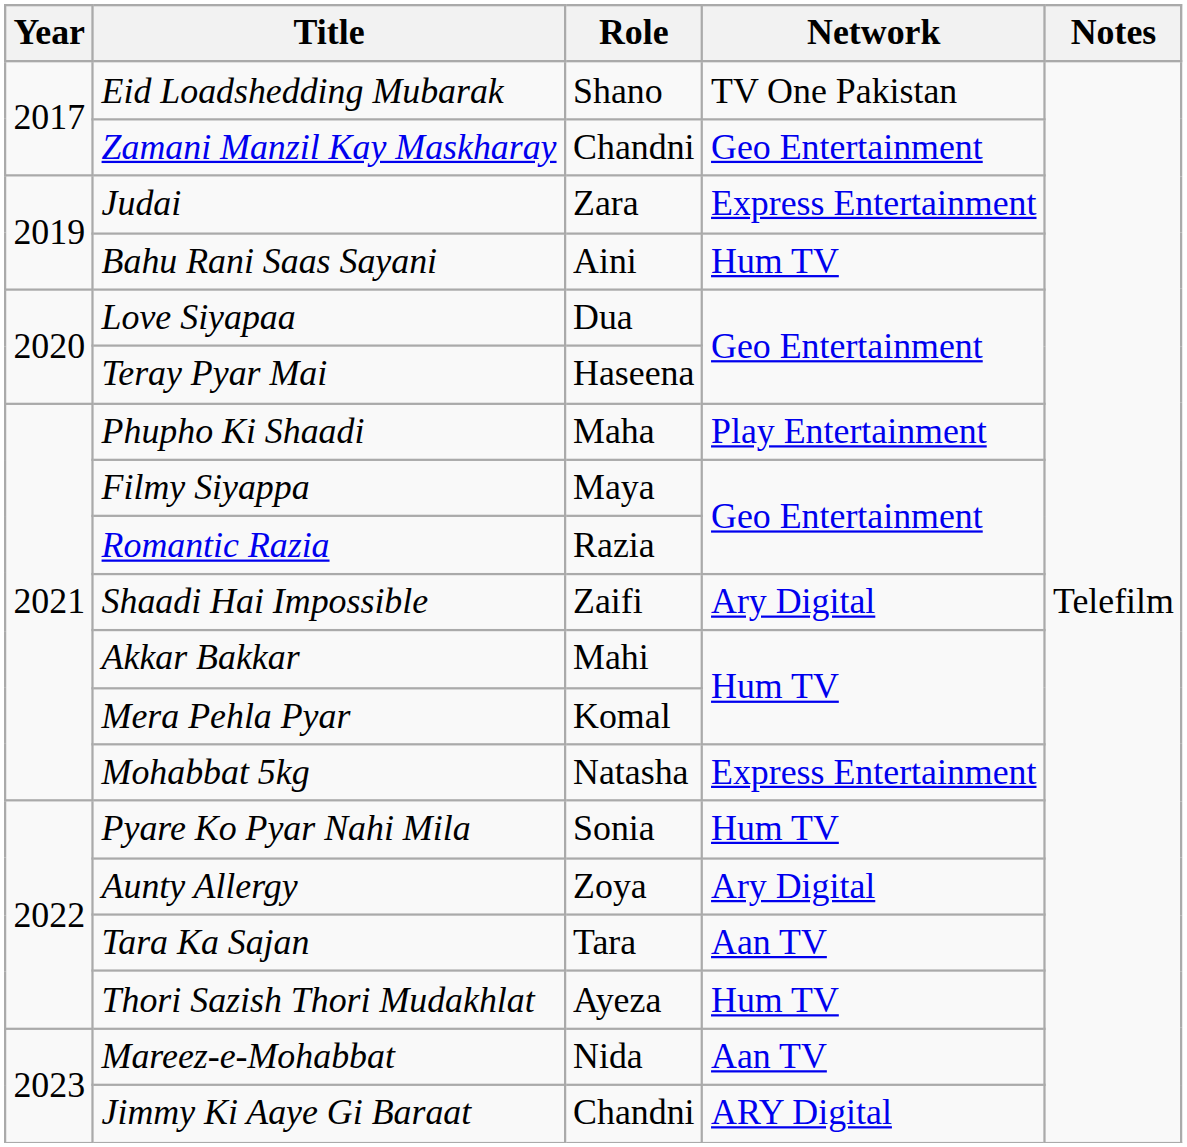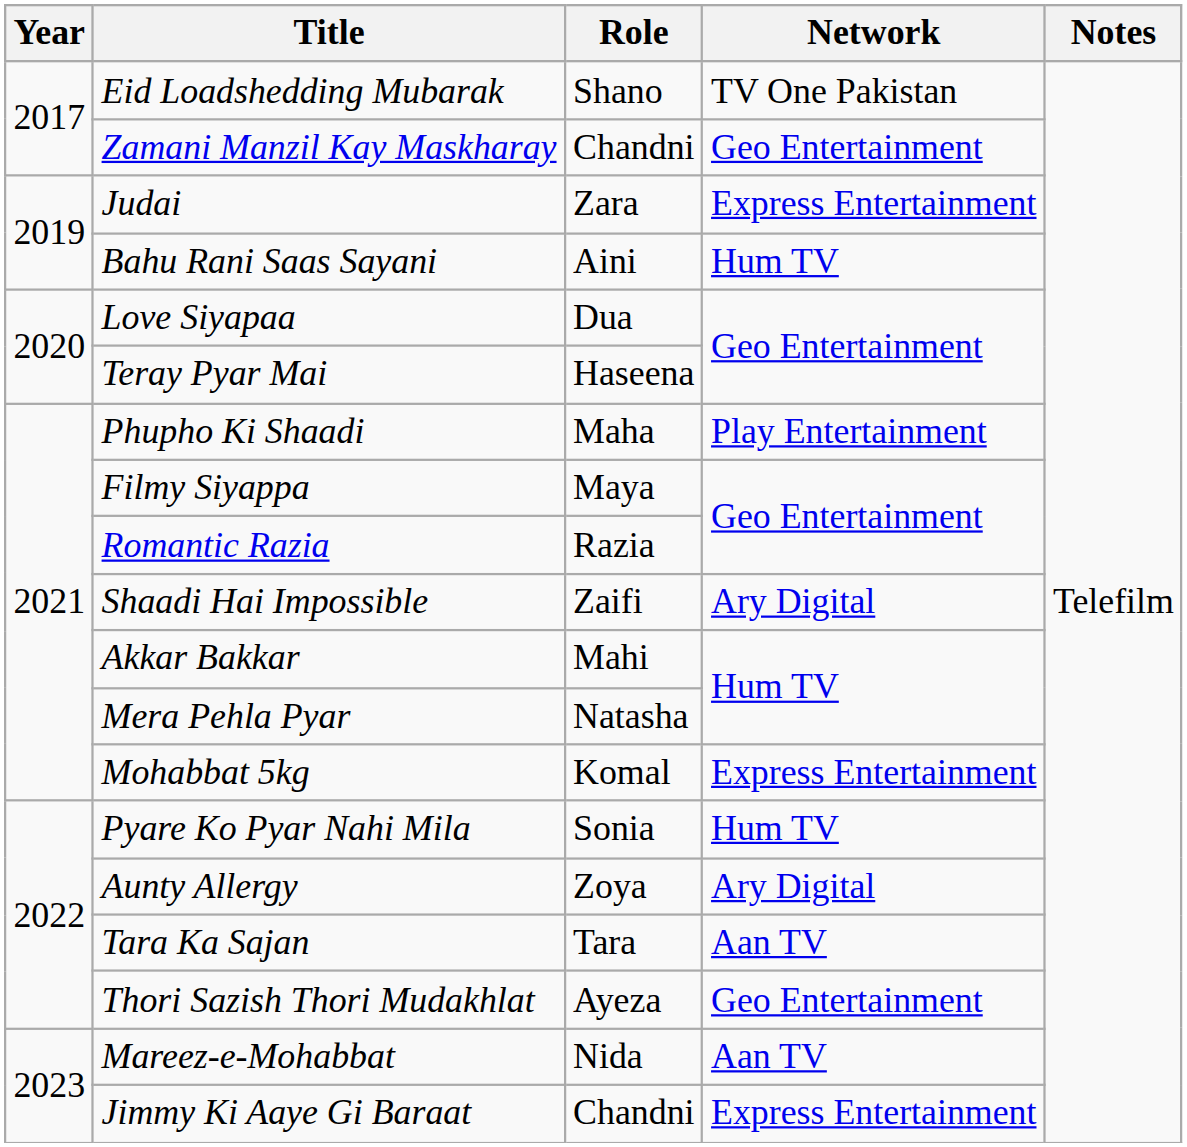(622, 714) Komal -> (631, 714) Natasha
(631, 771) Natasha -> (622, 771) Komal
(775, 999) Hum TV -> (847, 999) Geo Entertainment
(801, 1112) ARY Digital -> (874, 1112) Express Entertainment
